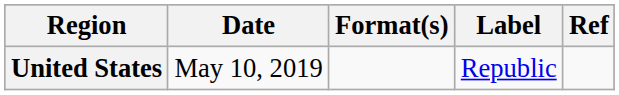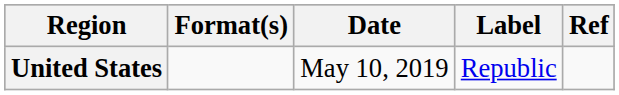columns swapped: (249, 25) <-> (392, 25)
